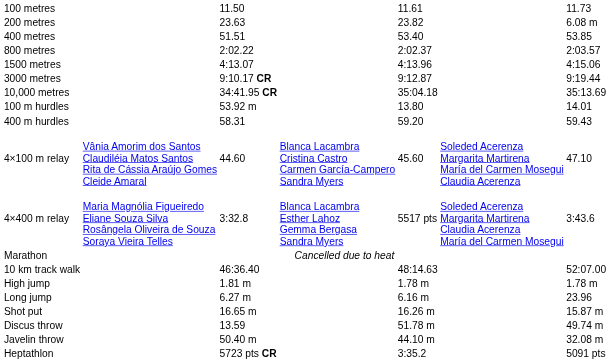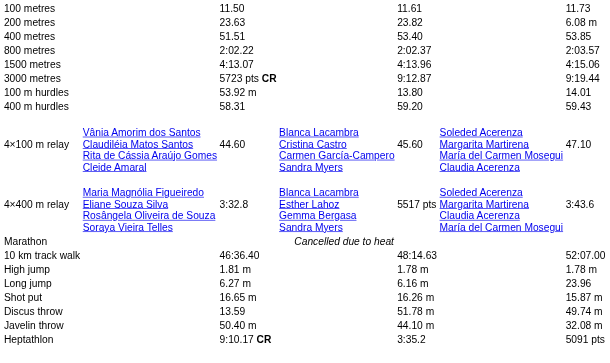(246, 79) 9:10.17 CR -> (248, 79) 5723 pts CR
- row: (37, 93)
(248, 354) 5723 pts CR -> (246, 340) 9:10.17 CR
